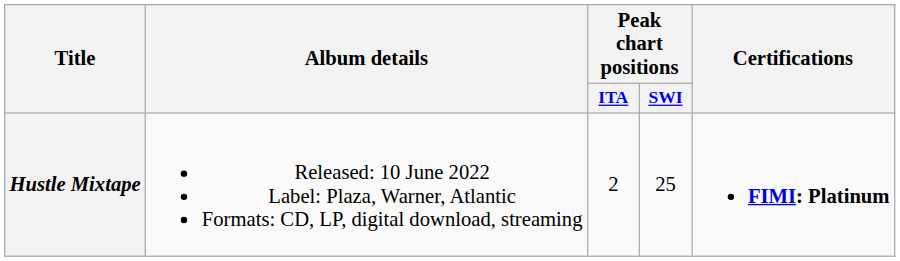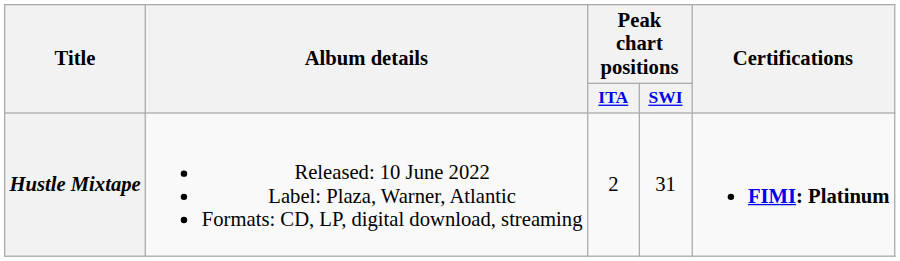(665, 184) 25 -> (665, 184) 31
